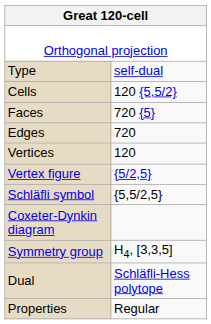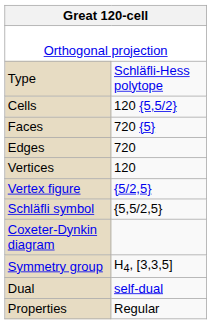(139, 71) self-dual -> (152, 78) Schläfli-Hess polytope
(152, 280) Schläfli-Hess polytope -> (139, 288) self-dual
